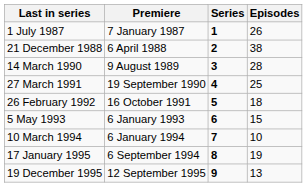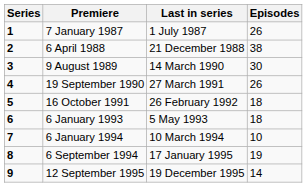columns swapped: (228, 13) <-> (55, 13)
(256, 66) 28 -> (256, 66) 30
(256, 84) 25 -> (256, 84) 26
(256, 119) 15 -> (256, 119) 18
(256, 173) 13 -> (256, 173) 14
